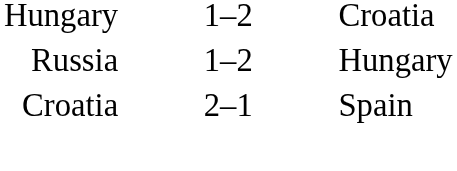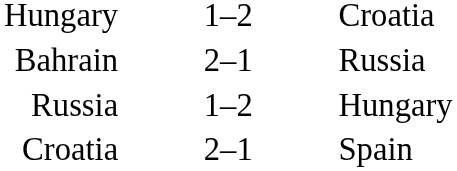+ row: (66, 60)
